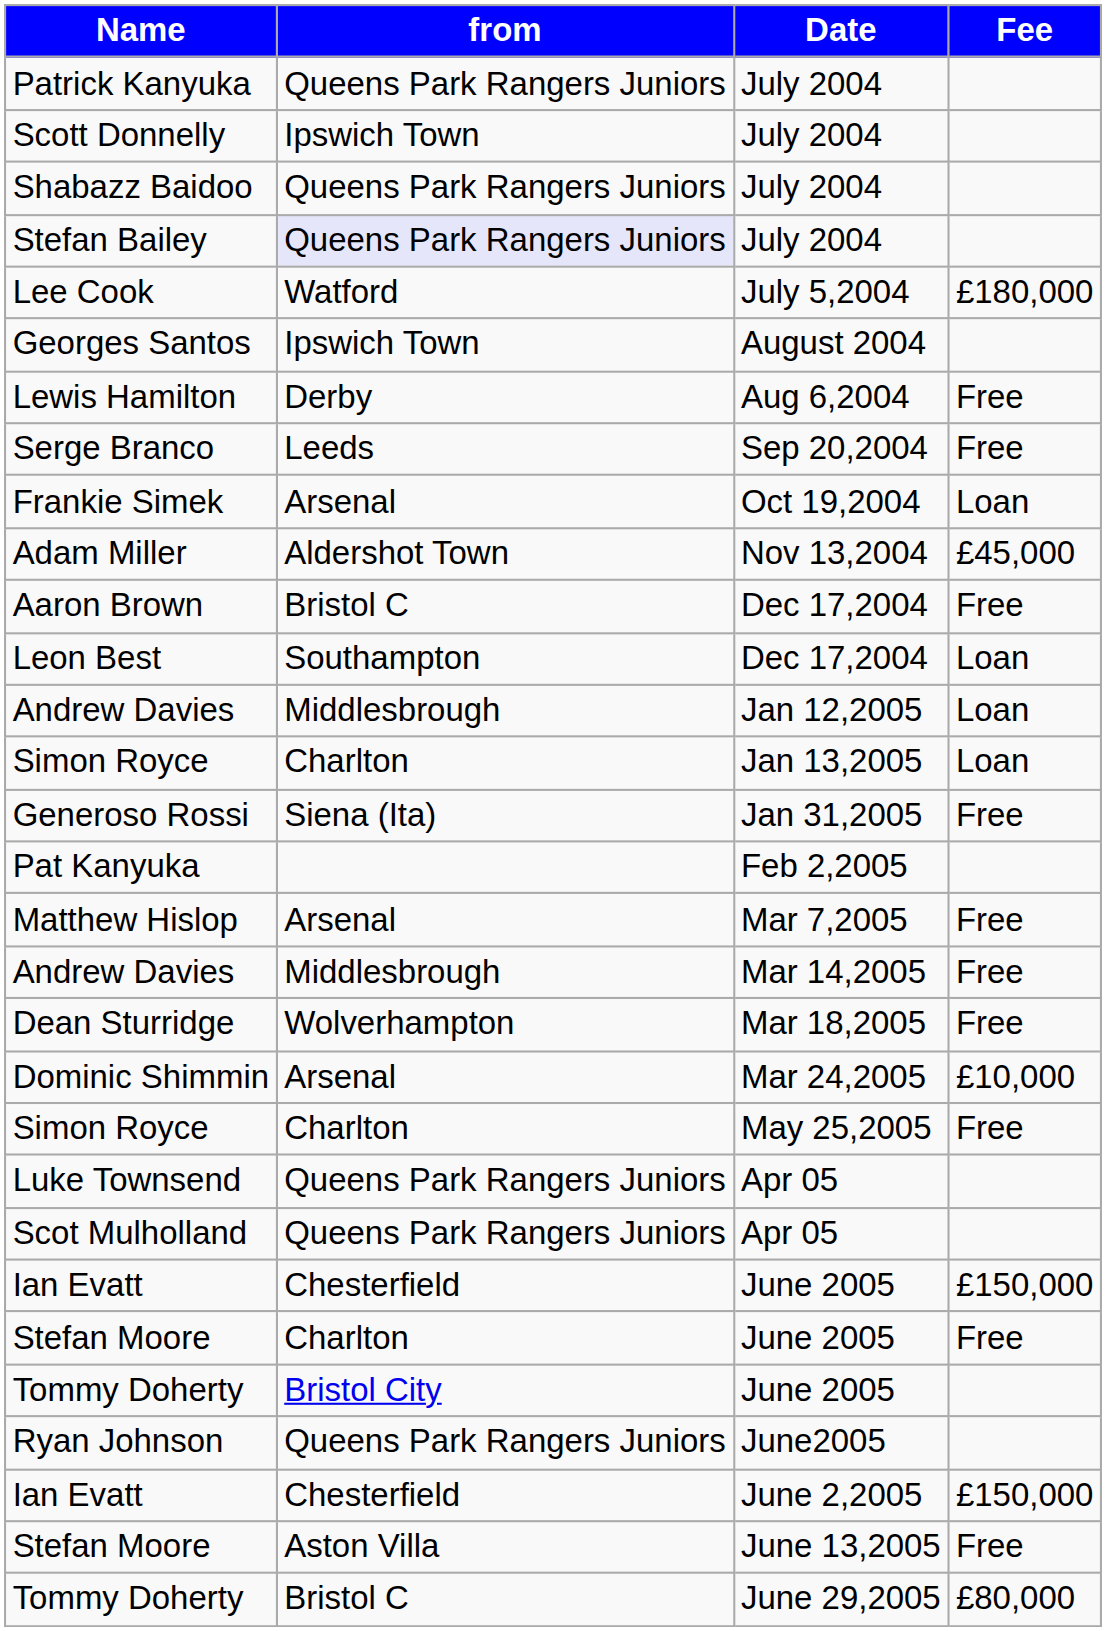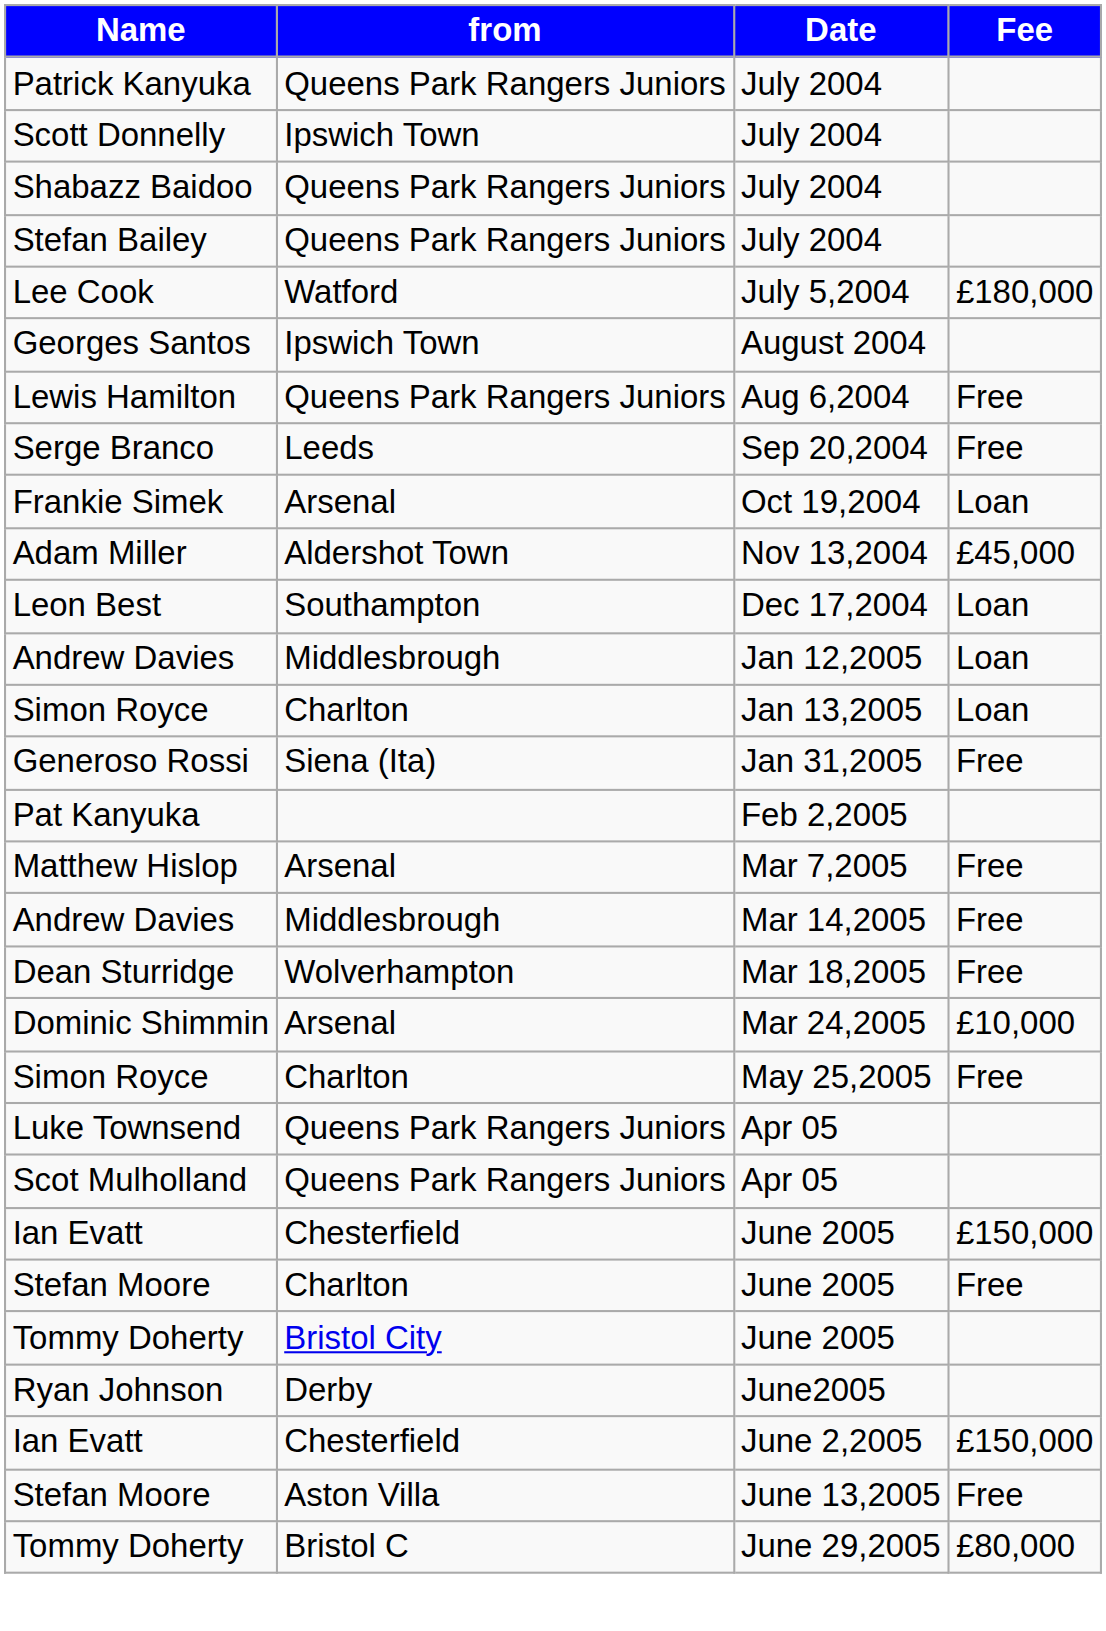(505, 239) lavender background -> (505, 239) no background
(328, 396) Derby -> (505, 396) Queens Park Rangers Juniors
- row: (108, 605)
(505, 1441) Queens Park Rangers Juniors -> (328, 1389) Derby
